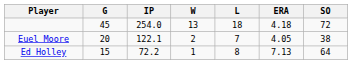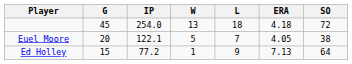(193, 39) 2 -> (193, 39) 5
(149, 53) 72.2 -> (149, 53) 77.2
(237, 53) 8 -> (237, 53) 9
